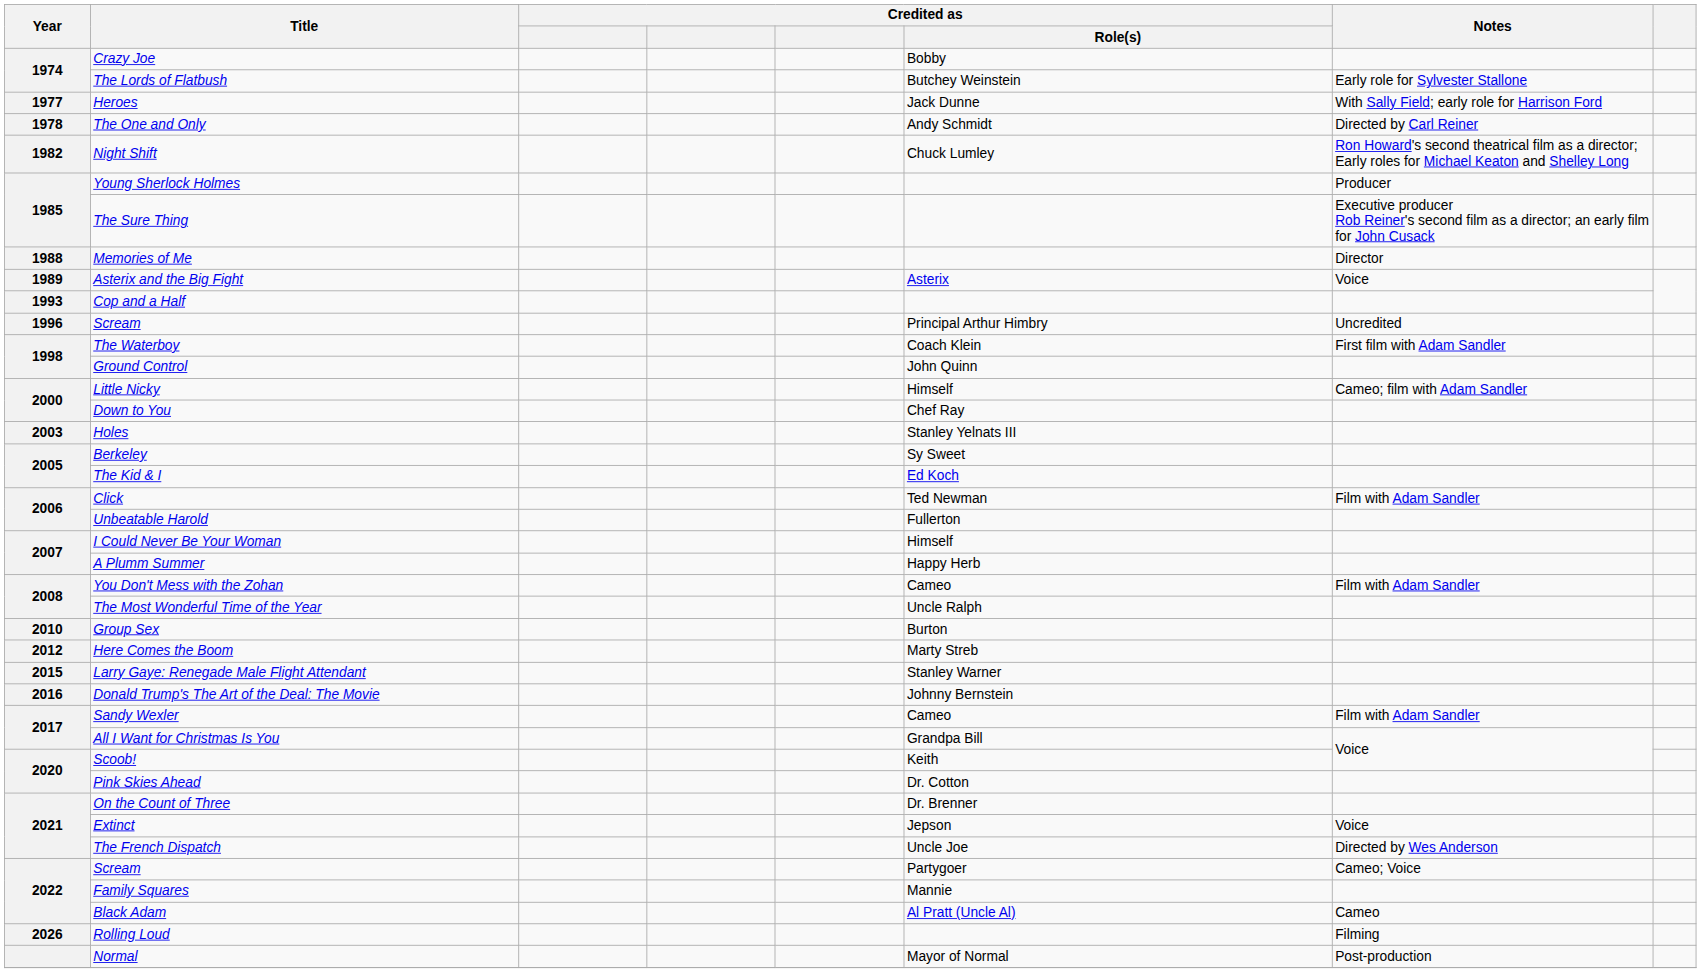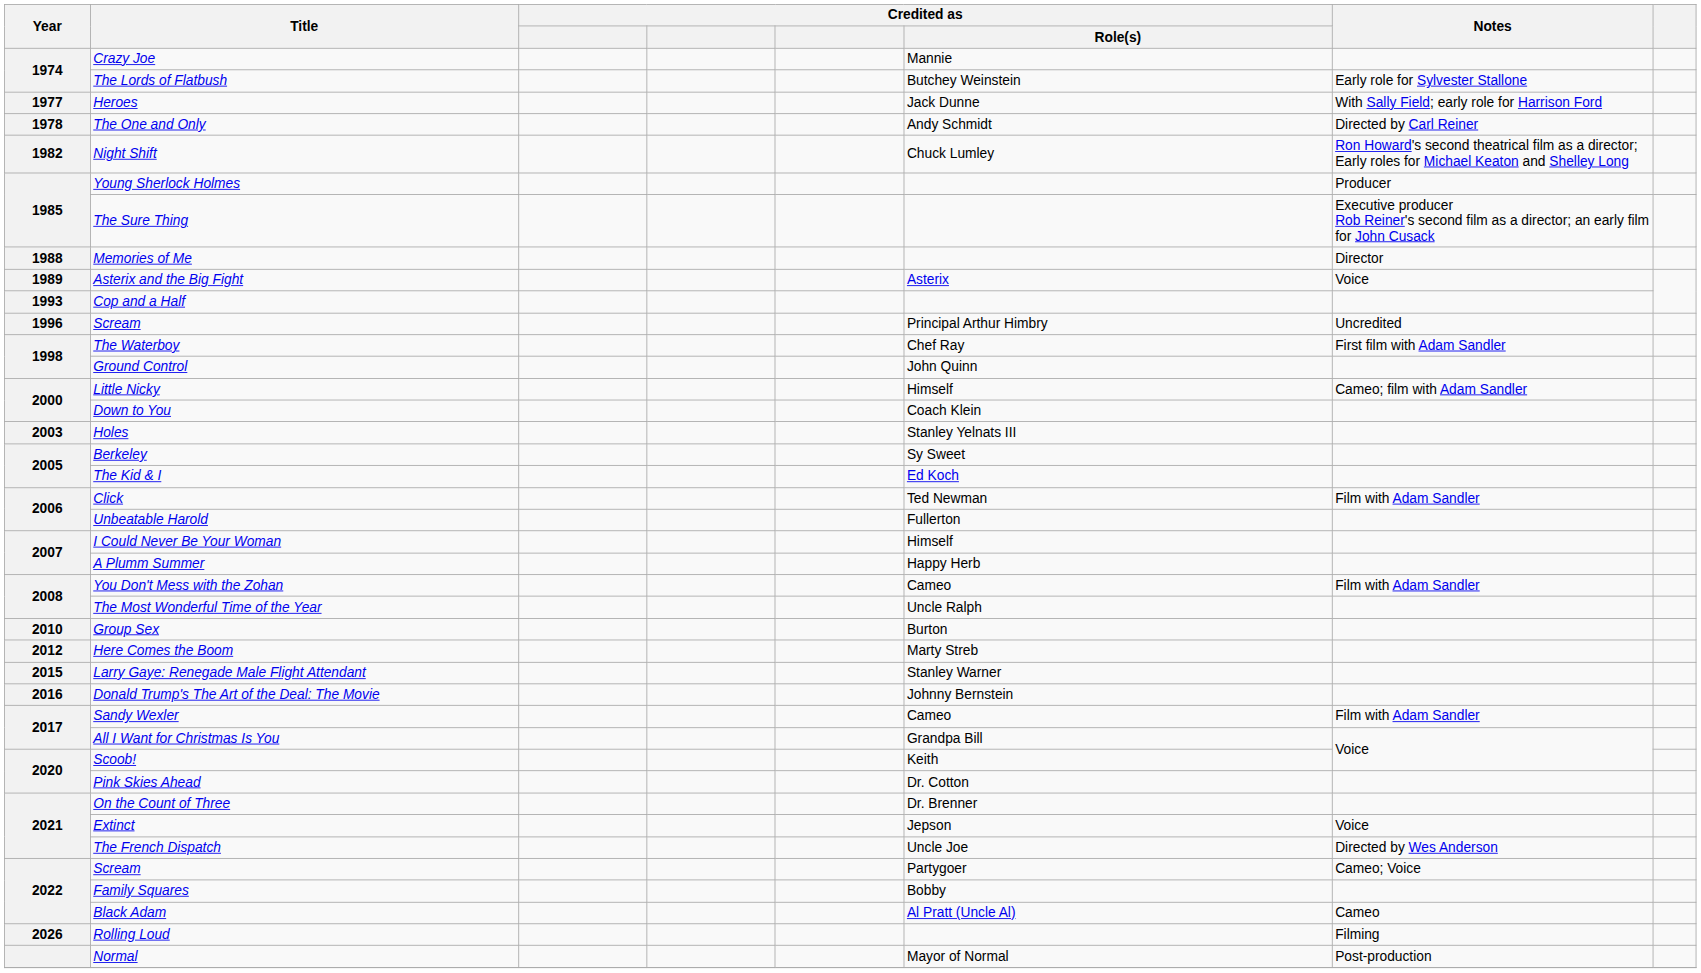(926, 59) Bobby -> (929, 59) Mannie
(944, 345) Coach Klein -> (936, 345) Chef Ray
(936, 411) Chef Ray -> (944, 411) Coach Klein
(929, 891) Mannie -> (926, 891) Bobby
